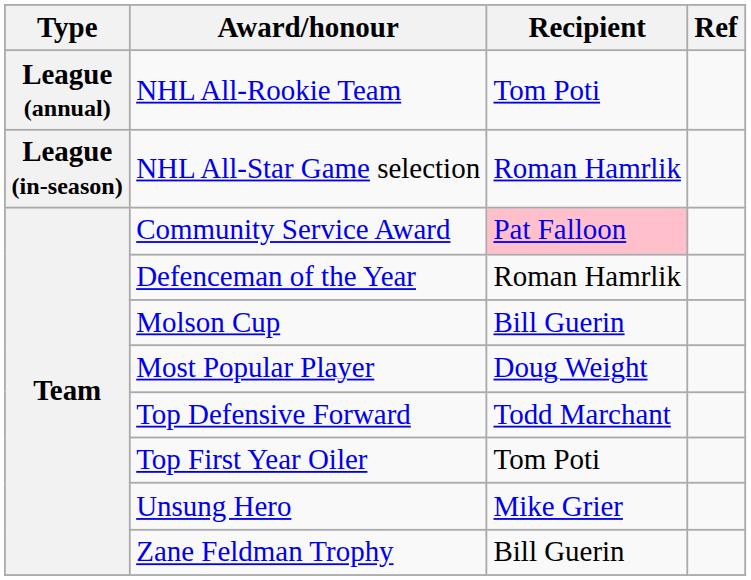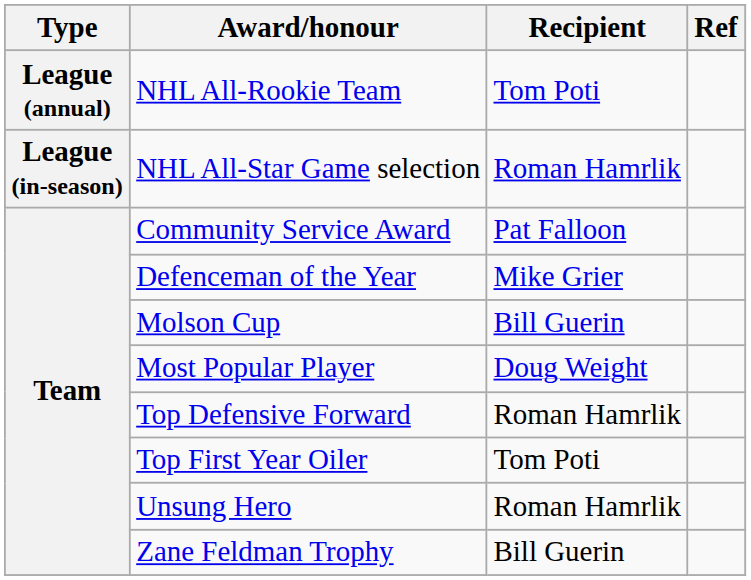(560, 230) pink background -> (560, 230) no background
(587, 276) Roman Hamrlik -> (558, 276) Mike Grier
(582, 414) Todd Marchant -> (587, 414) Roman Hamrlik
(558, 505) Mike Grier -> (587, 505) Roman Hamrlik
